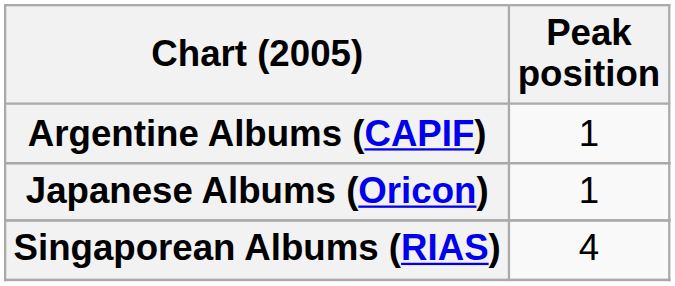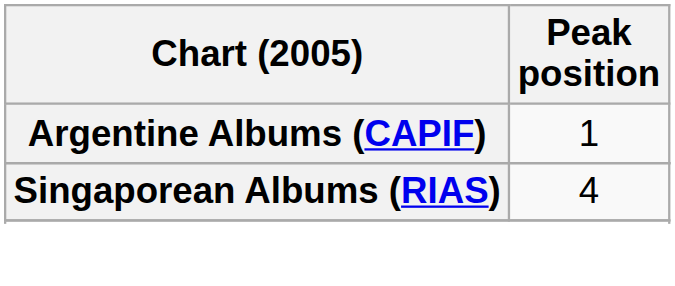- row: (257, 190)
